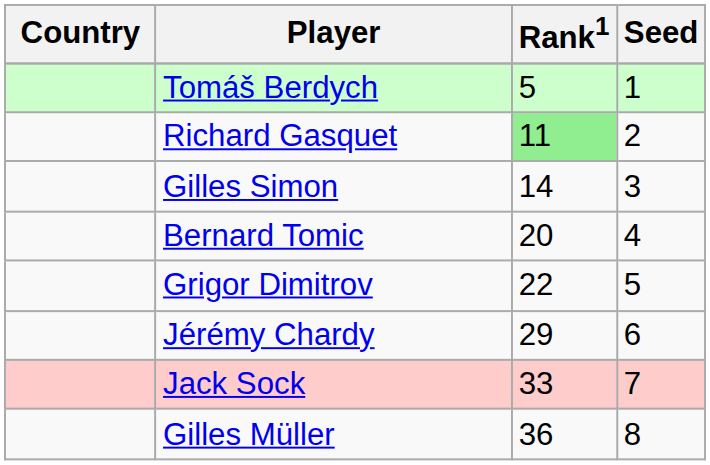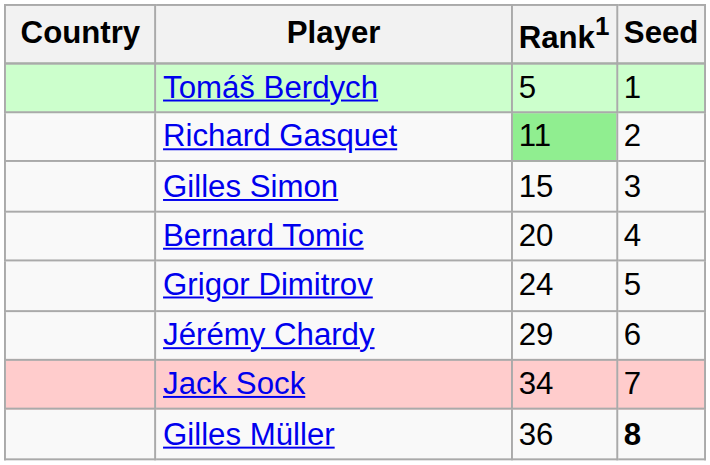(536, 186) 14 -> (536, 186) 15
(536, 285) 22 -> (536, 285) 24
(536, 384) 33 -> (536, 384) 34
(633, 433) normal -> (633, 433) bold
